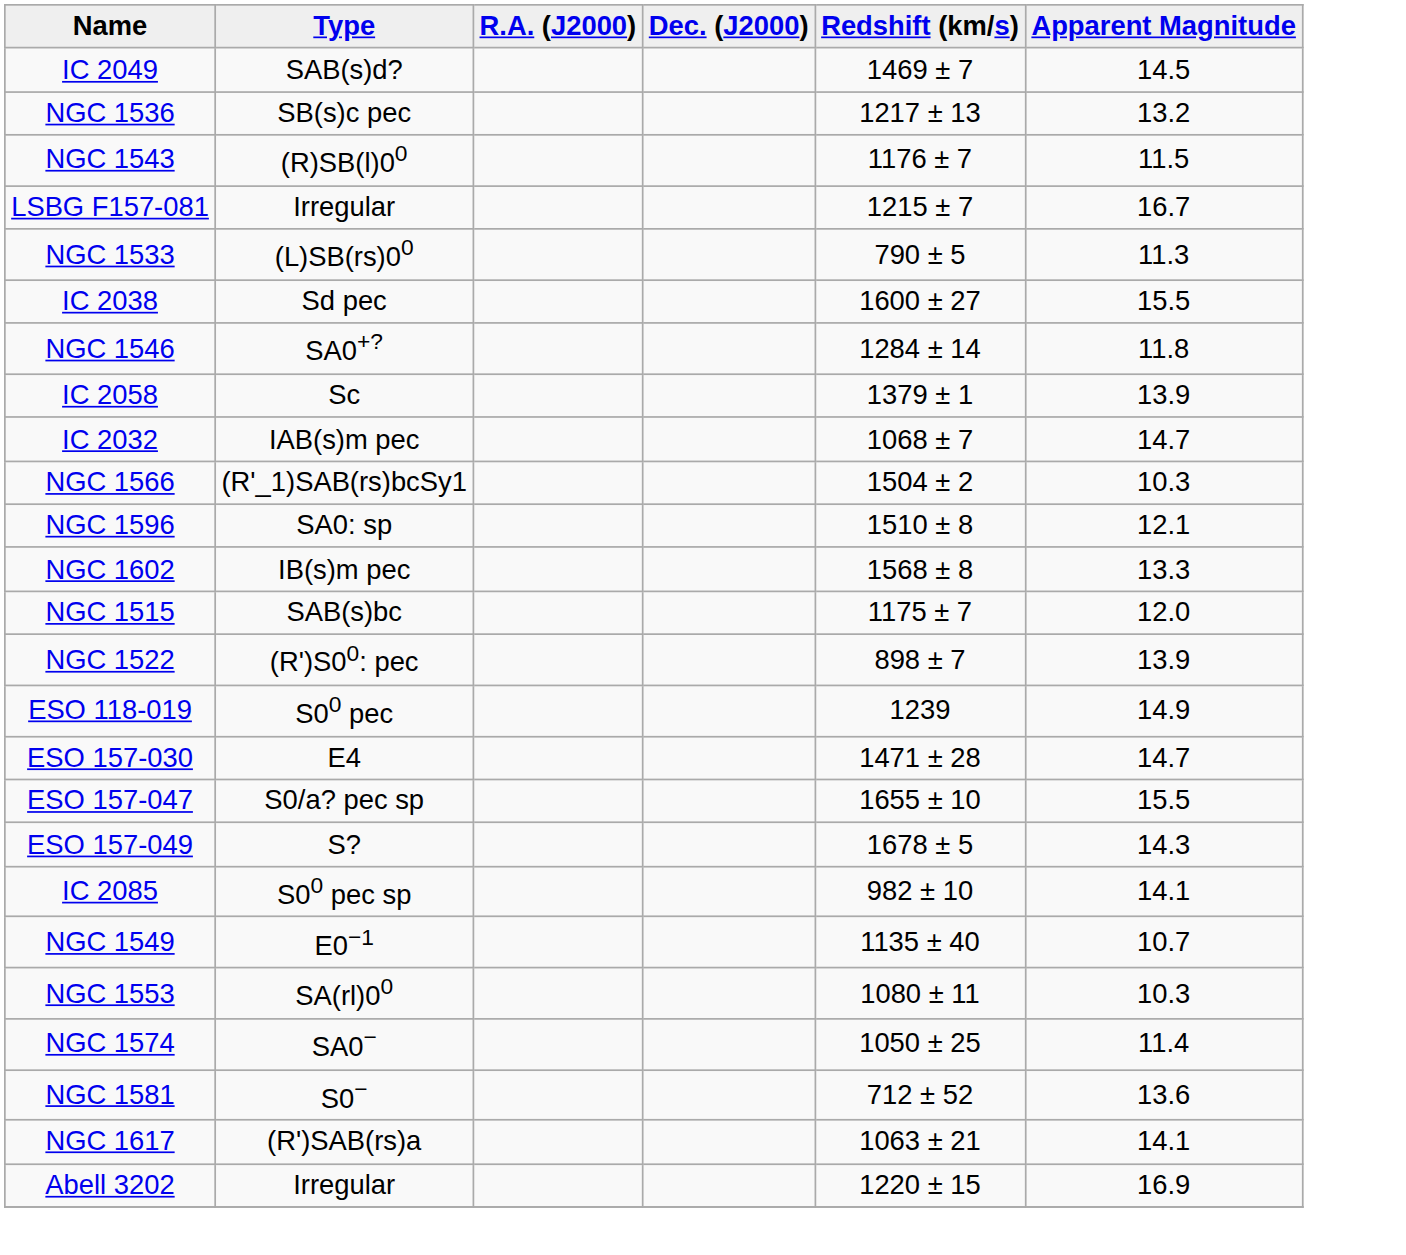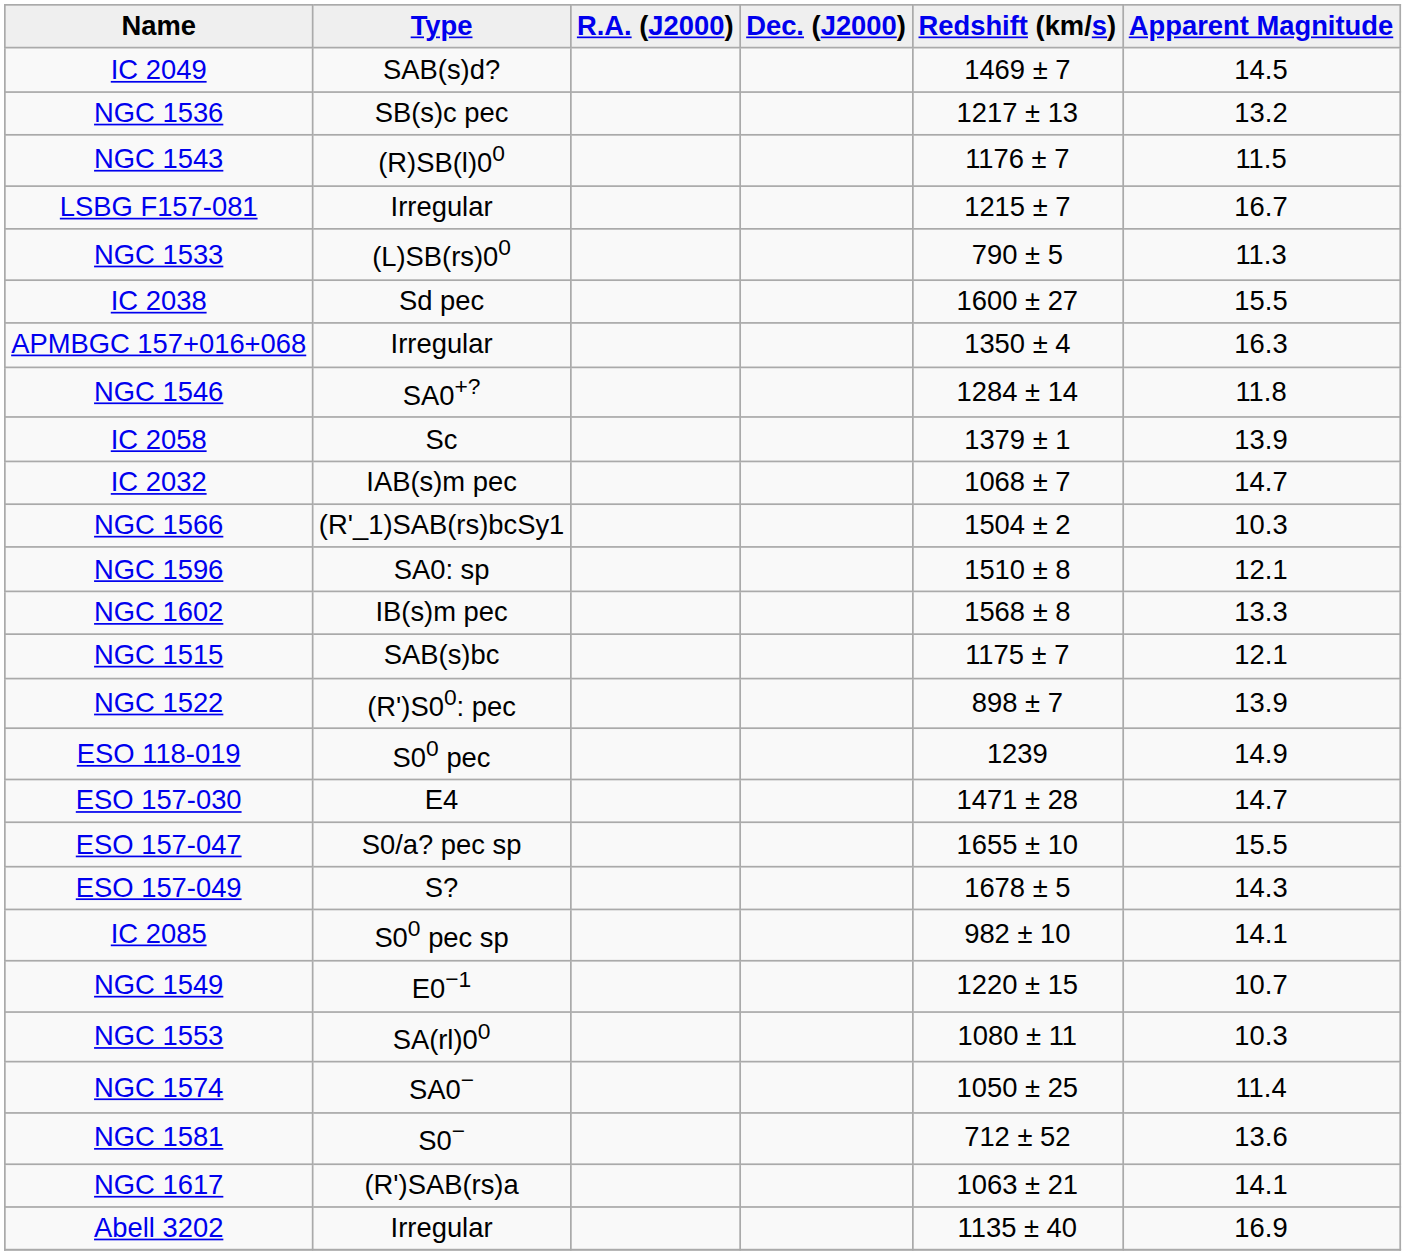+ row: (159, 344)
(1164, 612) 12.0 -> (1261, 655) 12.1
(920, 942) 1135 ± 40 -> (1017, 985) 1220 ± 15
(920, 1184) 1220 ± 15 -> (1017, 1228) 1135 ± 40
